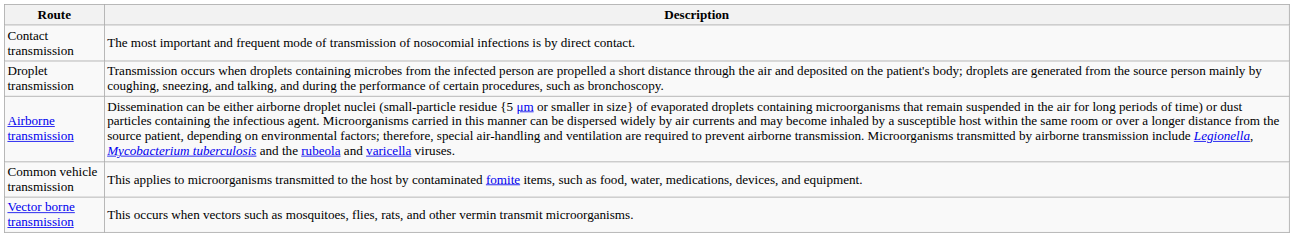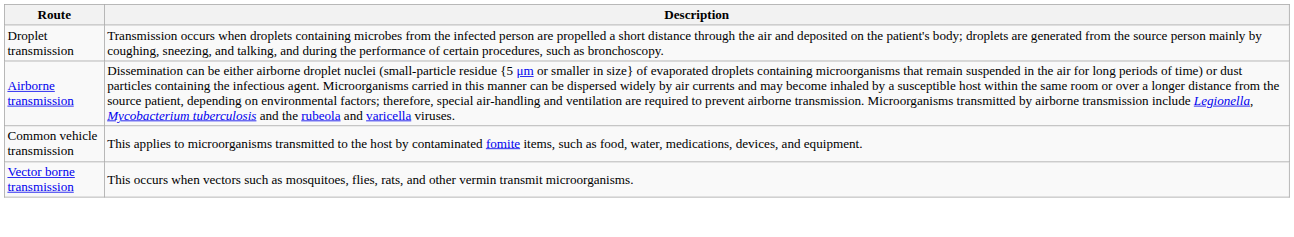- row: (41, 43)
